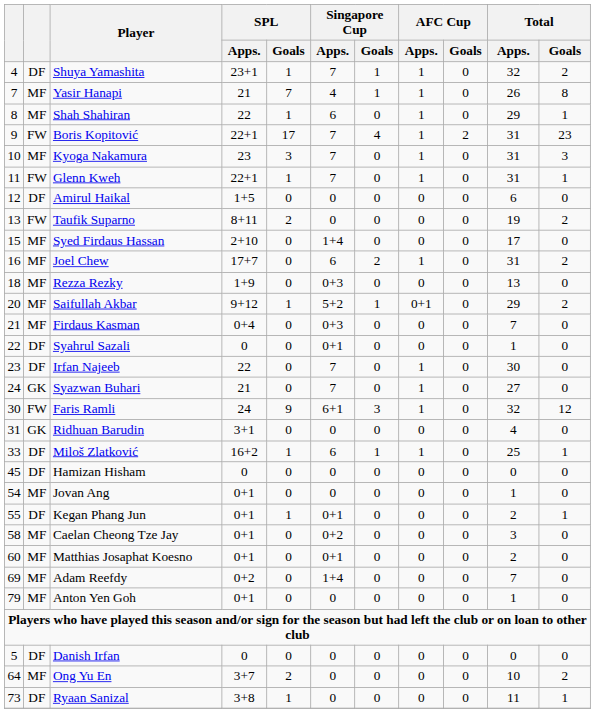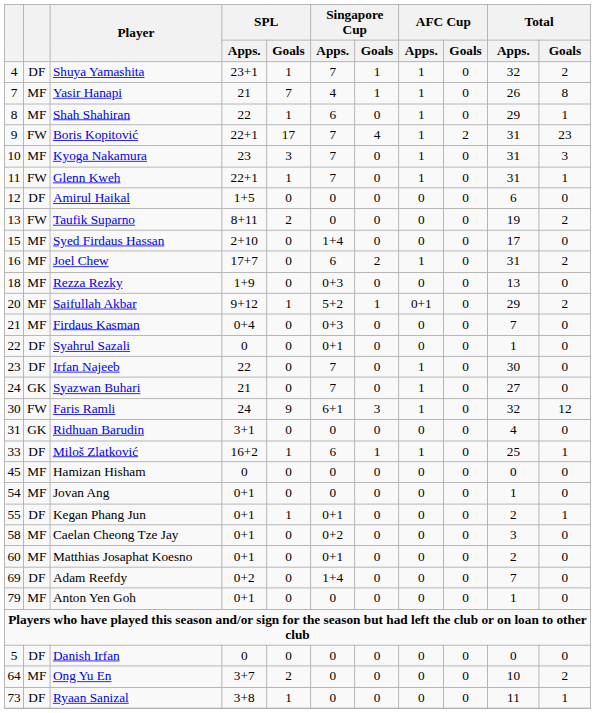(37, 472) DF -> (37, 472) MF
(37, 577) MF -> (37, 577) DF
